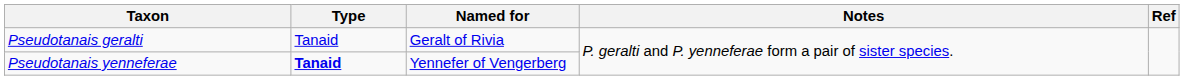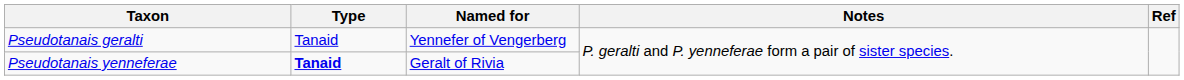(457, 39) Geralt of Rivia -> (488, 39) Yennefer of Vengerberg
(488, 63) Yennefer of Vengerberg -> (457, 63) Geralt of Rivia
